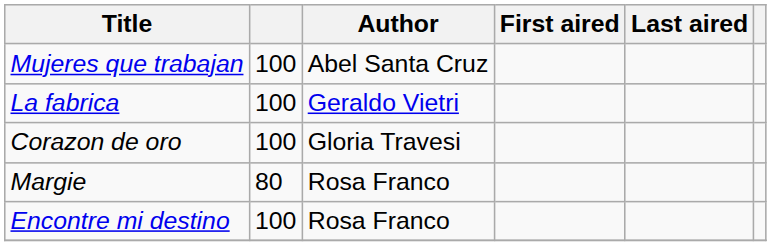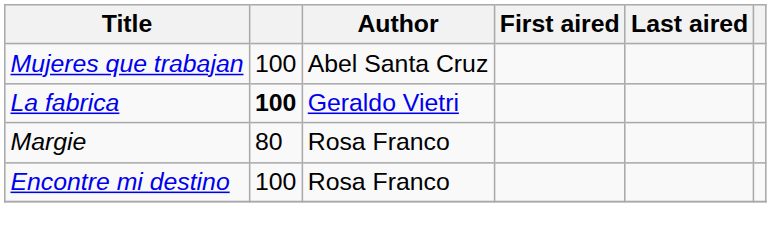(276, 102) normal -> (276, 102) bold
- row: (96, 142)
